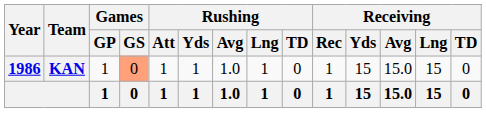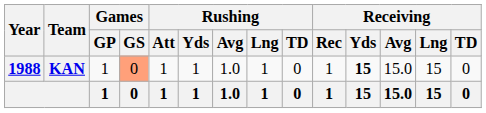(24, 68) 1986 -> (24, 68) 1988
(363, 68) normal -> (363, 68) bold
